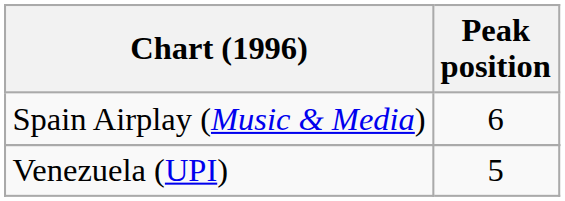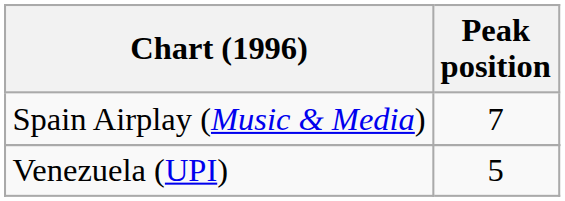(496, 118) 6 -> (496, 118) 7
